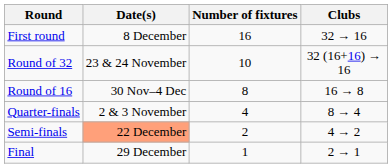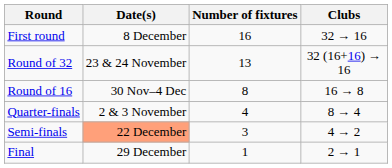(245, 63) 10 -> (245, 63) 13
(245, 132) 2 -> (245, 132) 3
